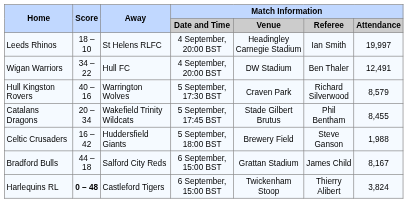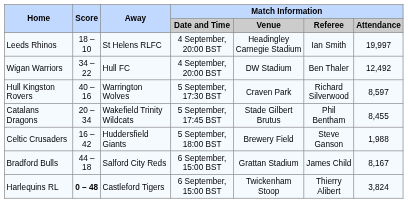(378, 68) 12,491 -> (378, 68) 12,492
(378, 92) 8,579 -> (378, 92) 8,597
